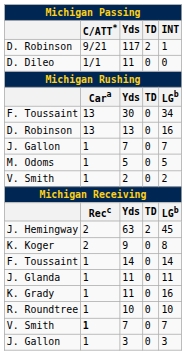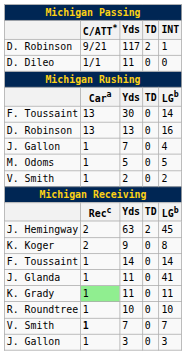(167, 114) 34 -> (167, 114) 14
(164, 146) 7 -> (164, 146) 4
(167, 278) 11 -> (167, 278) 41
(86, 294) no background -> (86, 294) lightgreen background
(167, 294) 16 -> (167, 294) 11
